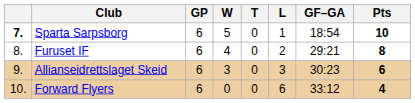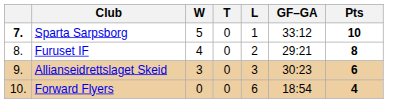- column: (199, 13)
(325, 32) 18:54 -> (297, 32) 33:12
(325, 88) 33:12 -> (297, 88) 18:54
